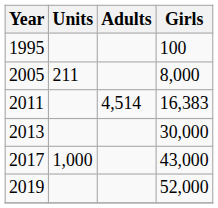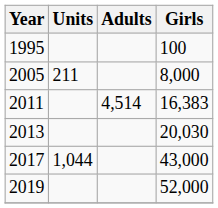(184, 132) 30,000 -> (184, 132) 20,030
(73, 160) 1,000 -> (73, 160) 1,044
